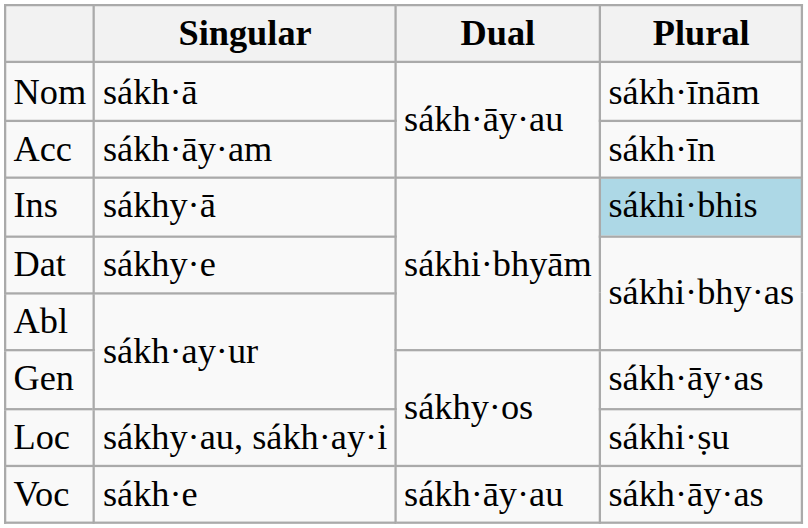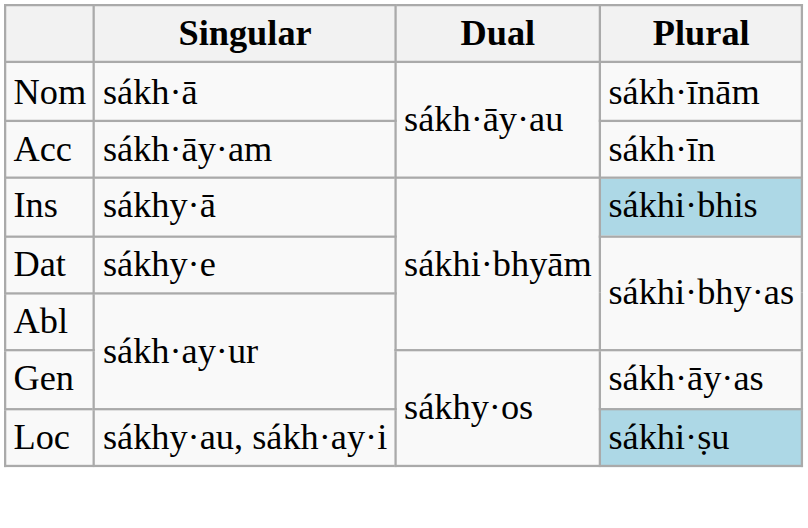(669, 436) no background -> (669, 436) lightblue background
- row: (41, 494)
